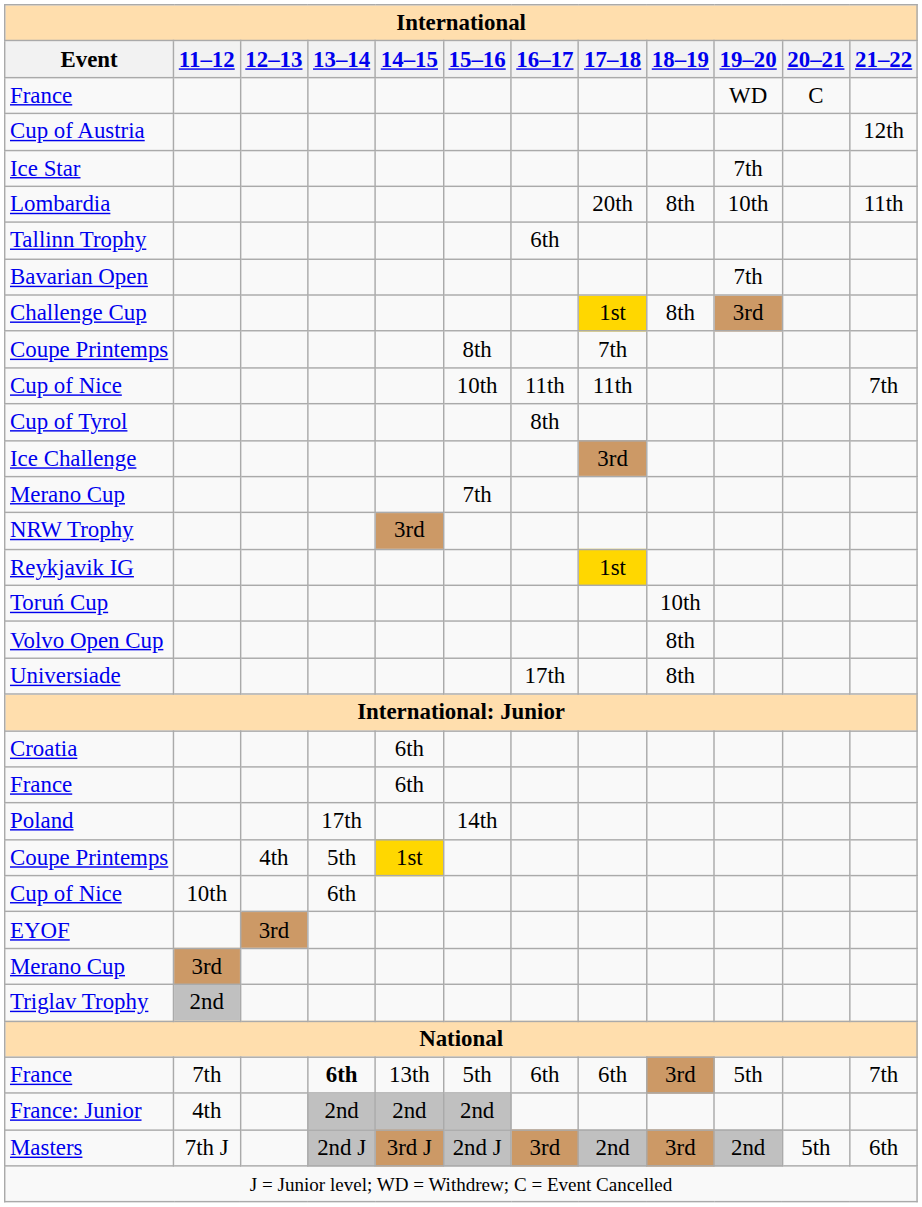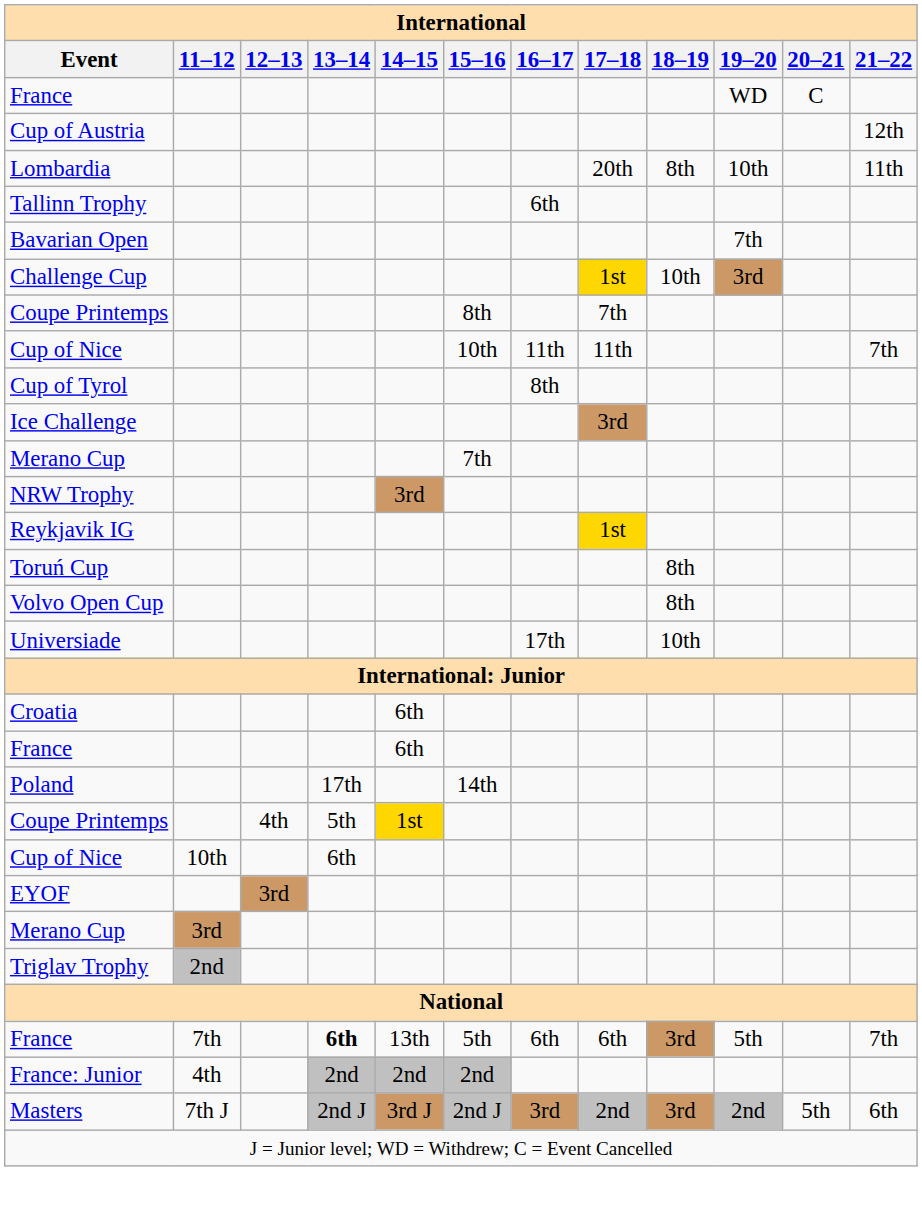- row: (45, 167)
(680, 312) 8th -> (680, 276) 10th
(680, 603) 10th -> (680, 566) 8th
(680, 675) 8th -> (680, 639) 10th
